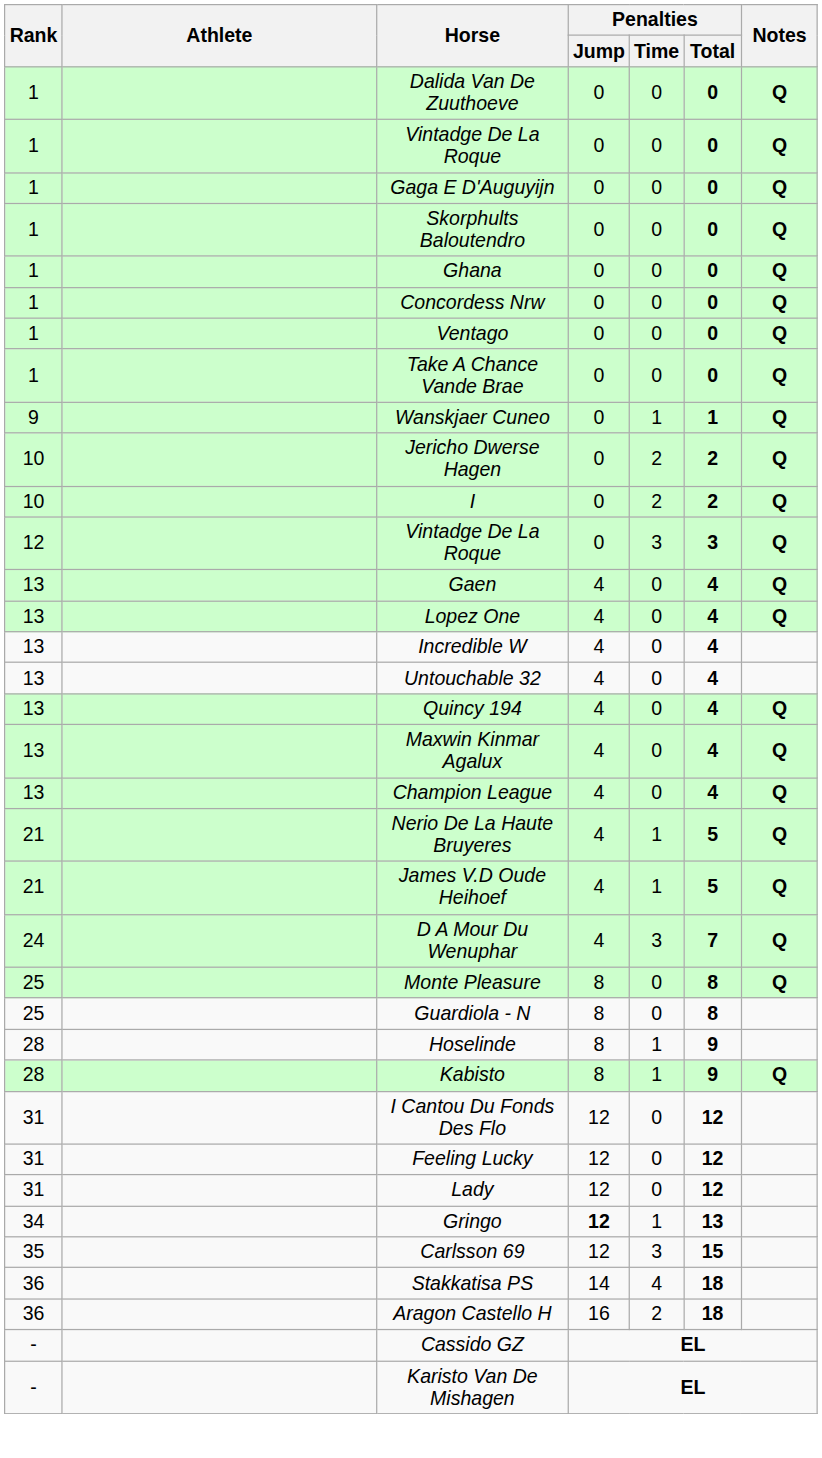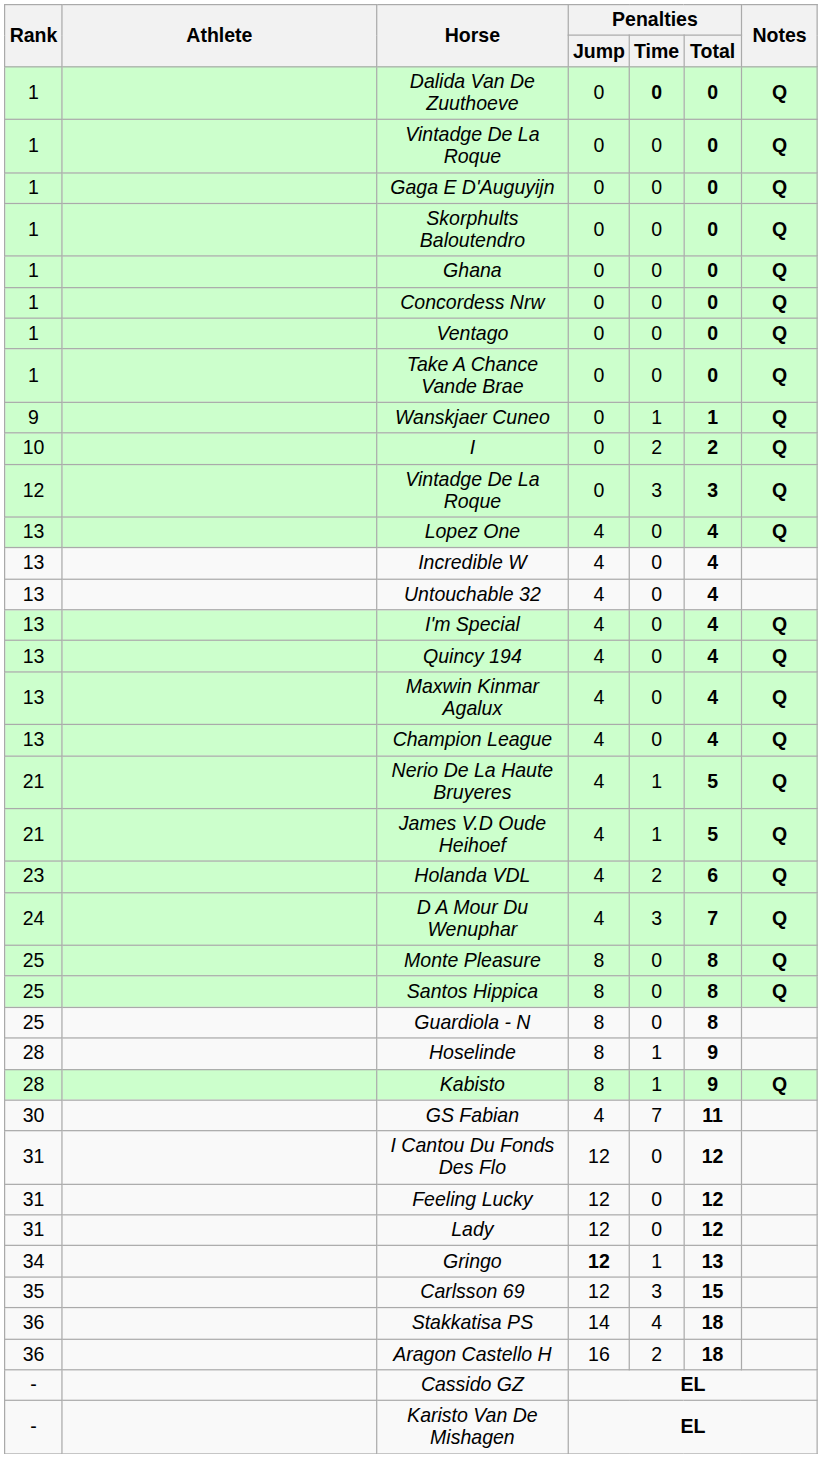(657, 92) normal -> (657, 92) bold
- row: (33, 459)
- row: (33, 585)
+ row: (33, 625)
+ row: (33, 876)
+ row: (33, 991)
+ row: (33, 1115)
